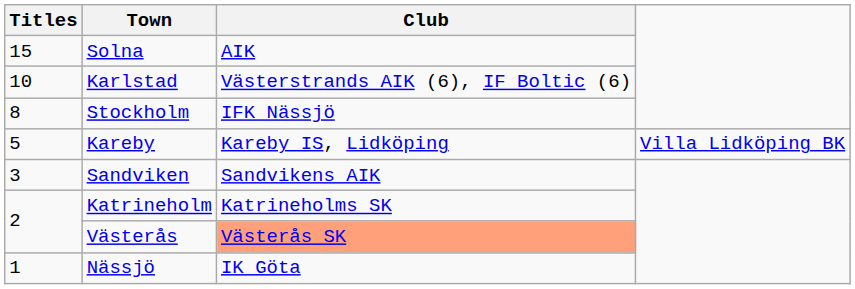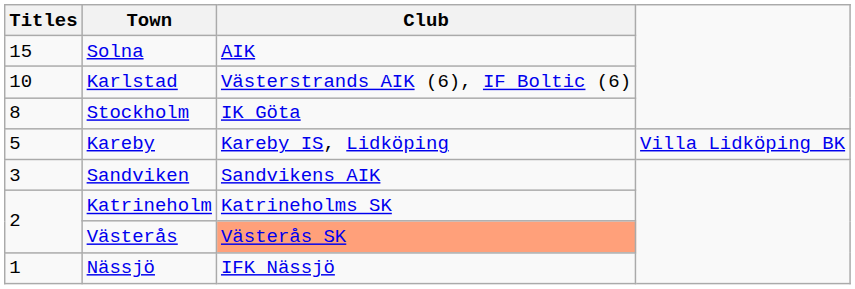(278, 113) IFK Nässjö -> (261, 113) IK Göta
(261, 268) IK Göta -> (278, 268) IFK Nässjö
